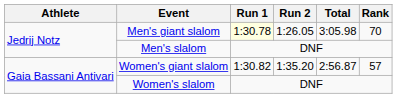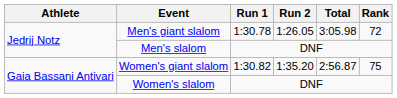(252, 31) lightyellow background -> (252, 31) no background
(375, 31) 70 -> (375, 31) 72
(375, 67) 57 -> (375, 67) 75
